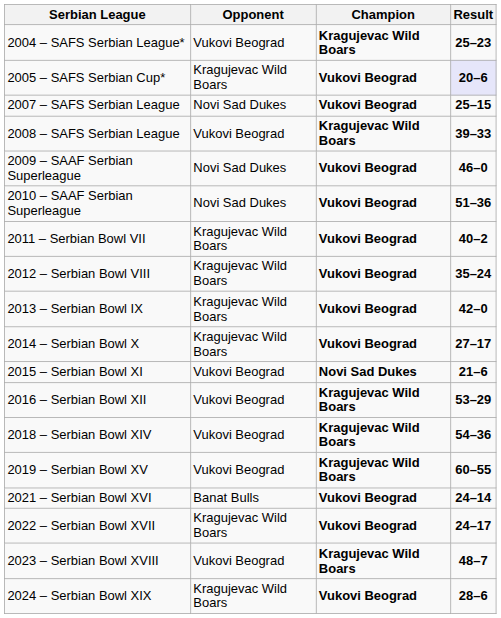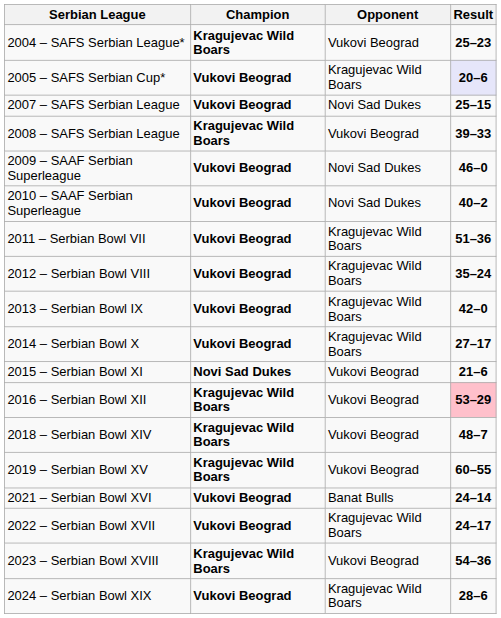columns swapped: (383, 14) <-> (253, 14)
(473, 203) 51–36 -> (473, 203) 40–2
(473, 238) 40–2 -> (473, 238) 51–36
(473, 399) no background -> (473, 399) pink background
(473, 435) 54–36 -> (473, 435) 48–7
(473, 561) 48–7 -> (473, 561) 54–36
